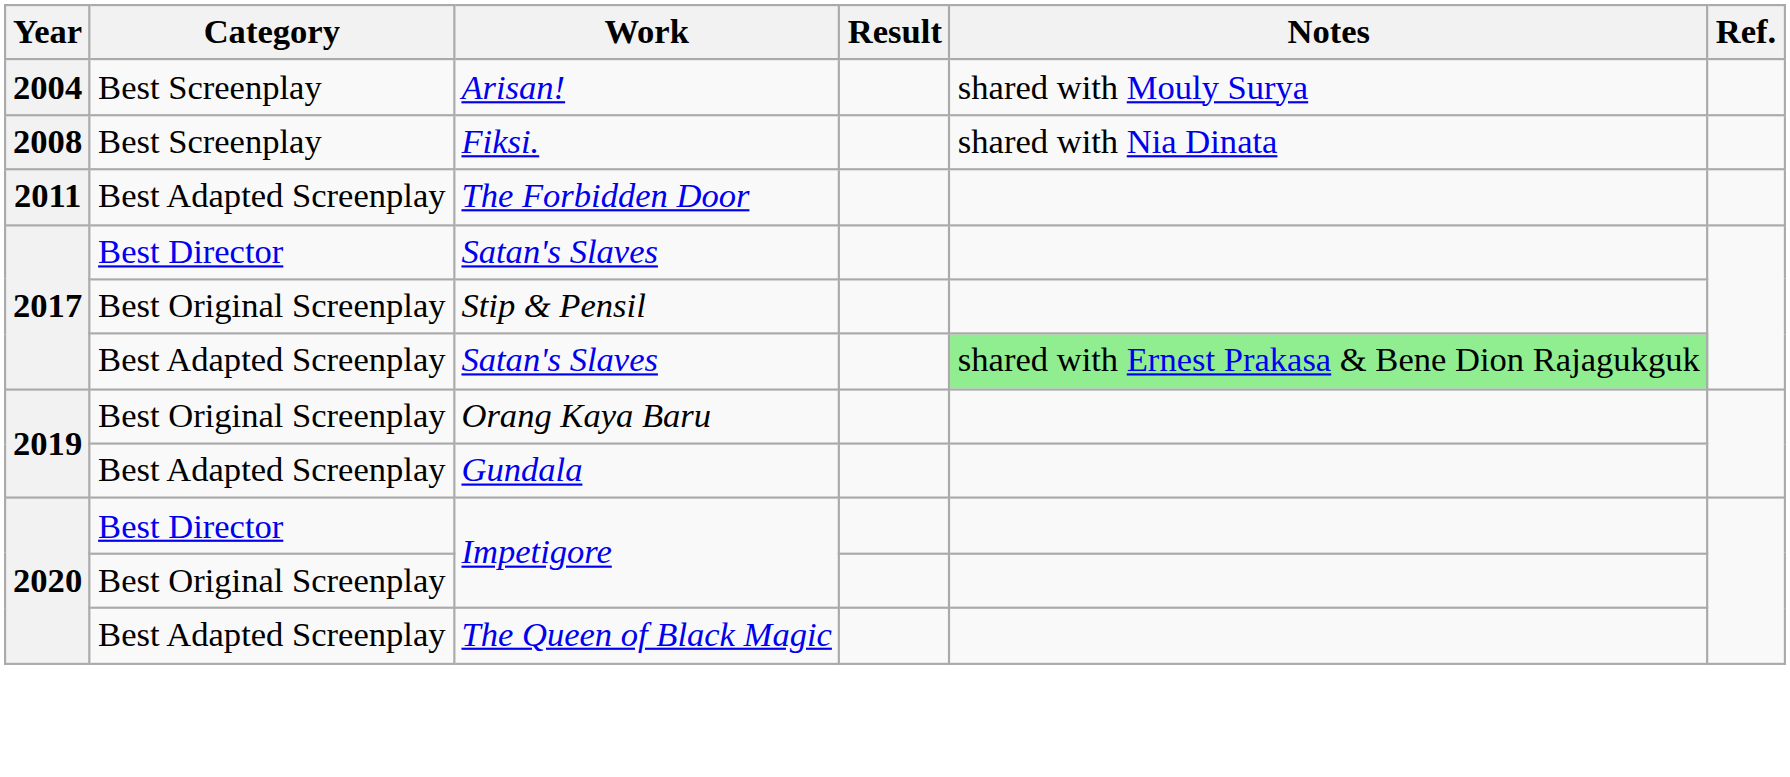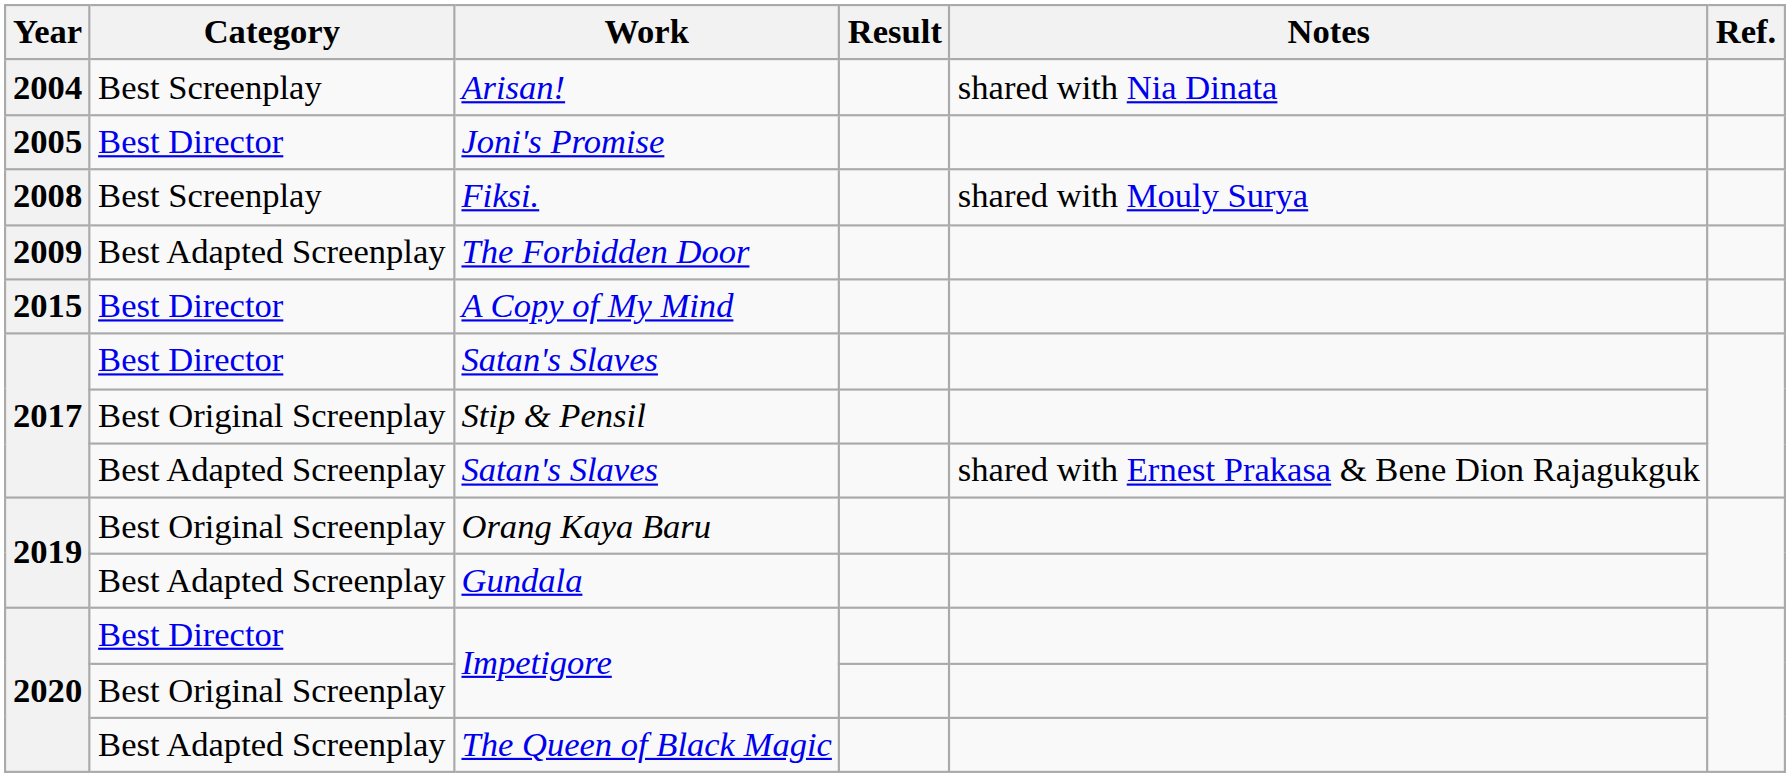(1133, 86) shared with Mouly Surya -> (1118, 86) shared with Nia Dinata
+ row: (191, 141)
(1118, 141) shared with Nia Dinata -> (1133, 196) shared with Mouly Surya
(48, 196) 2011 -> (48, 251) 2009
+ row: (191, 305)
(1329, 360) lightgreen background -> (1329, 470) no background
